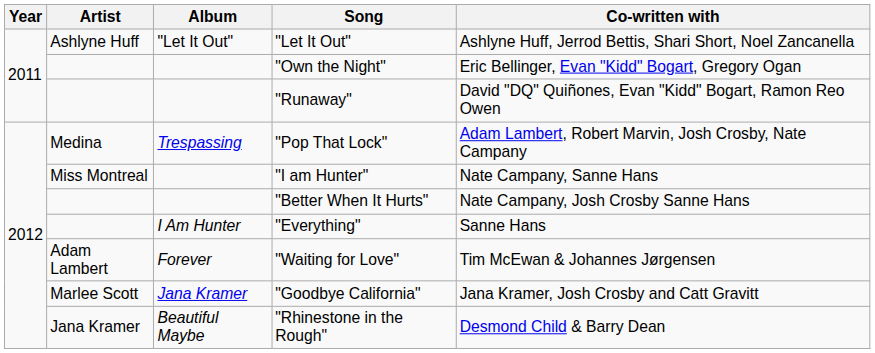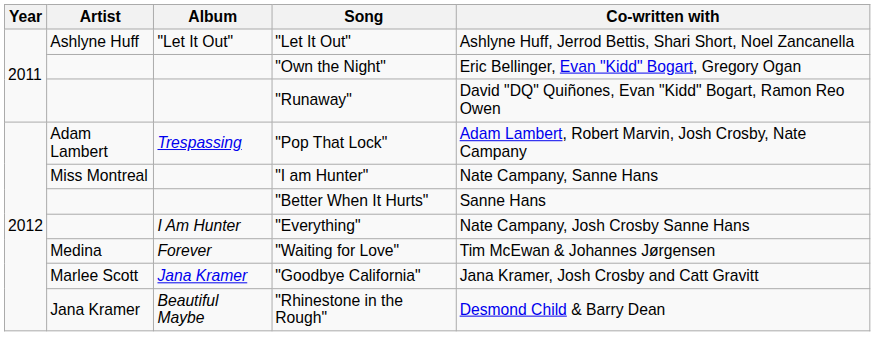(76, 142) Medina -> (79, 142) Adam Lambert
(605, 201) Nate Campany, Josh Crosby Sanne Hans -> (503, 201) Sanne Hans
(503, 226) Sanne Hans -> (605, 226) Nate Campany, Josh Crosby Sanne Hans
(79, 259) Adam Lambert -> (76, 251) Medina
